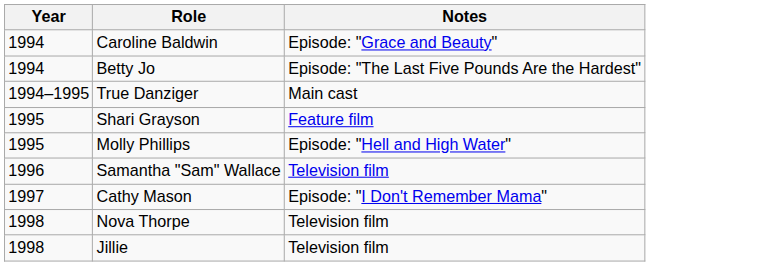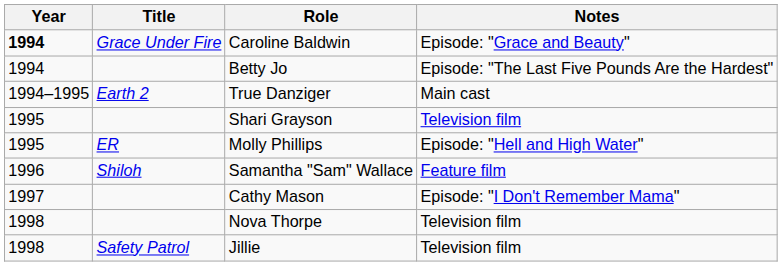+ column: (159, 17)
(26, 42) normal -> (26, 42) bold
(331, 119) Feature film -> (471, 119) Television film
(339, 171) Television film -> (463, 171) Feature film
